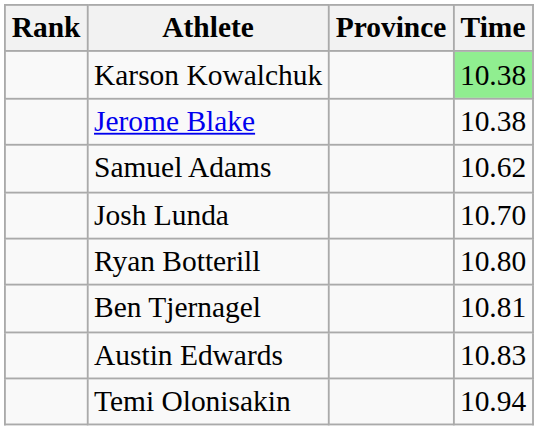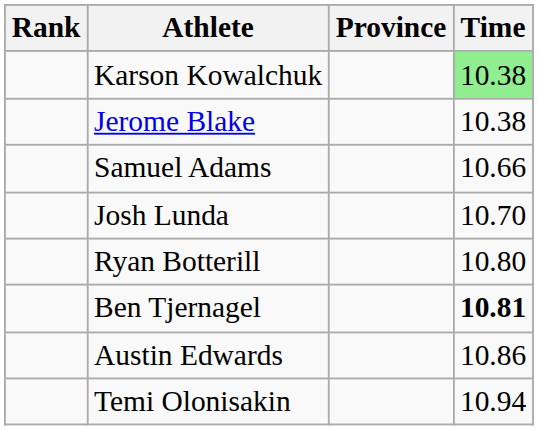(493, 167) 10.62 -> (493, 167) 10.66
(493, 307) normal -> (493, 307) bold
(493, 354) 10.83 -> (493, 354) 10.86
